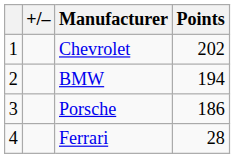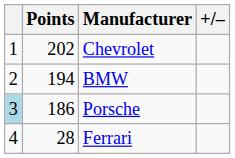columns swapped: (38, 19) <-> (201, 19)
(13, 109) no background -> (13, 109) lightblue background
